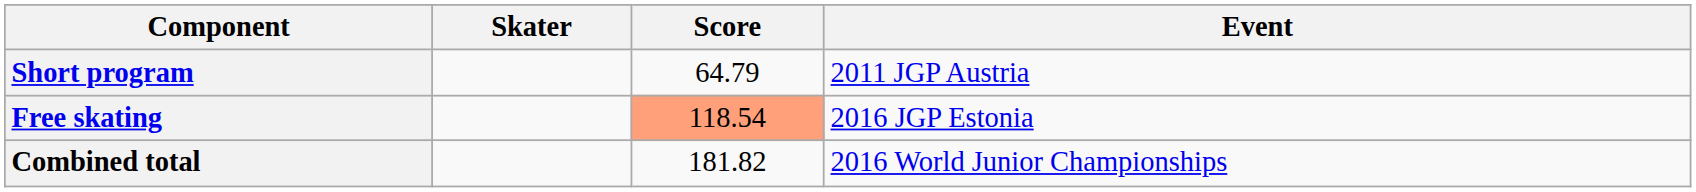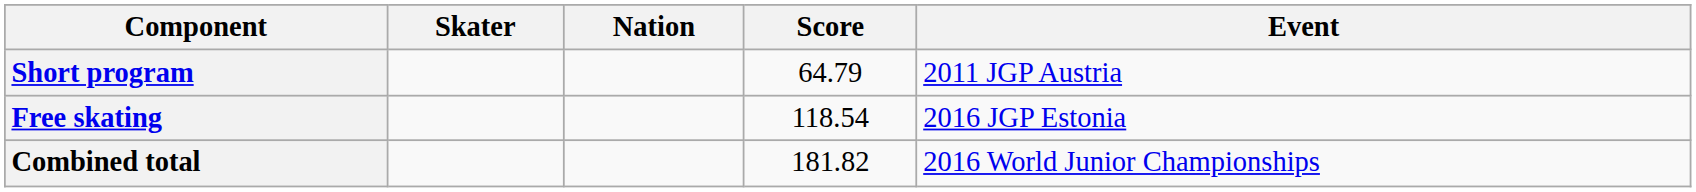+ column: (654, 27)
(727, 117) lightsalmon background -> (830, 117) no background
